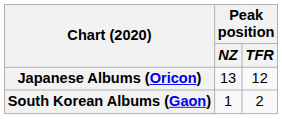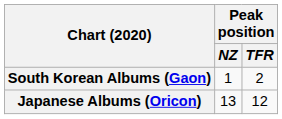rows swapped: (109, 78) <-> (109, 101)
